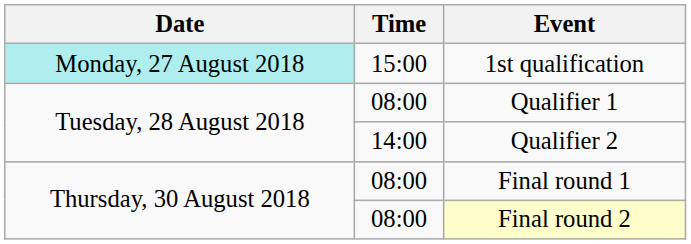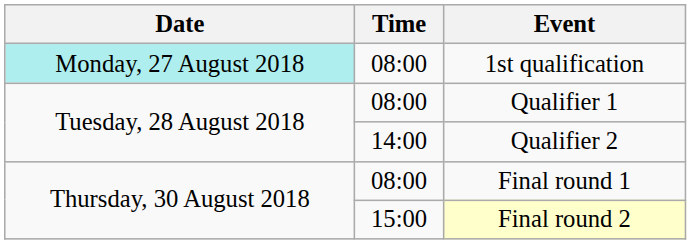(399, 63) 15:00 -> (399, 63) 08:00
(399, 219) 08:00 -> (399, 219) 15:00
